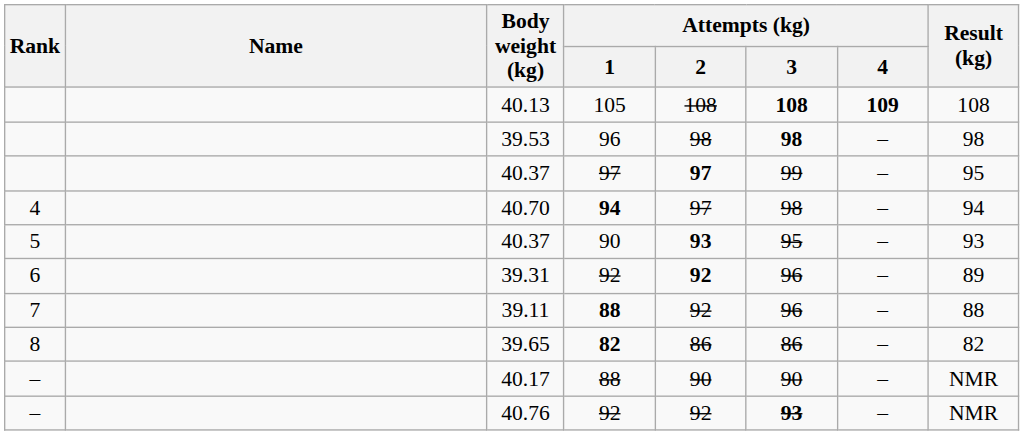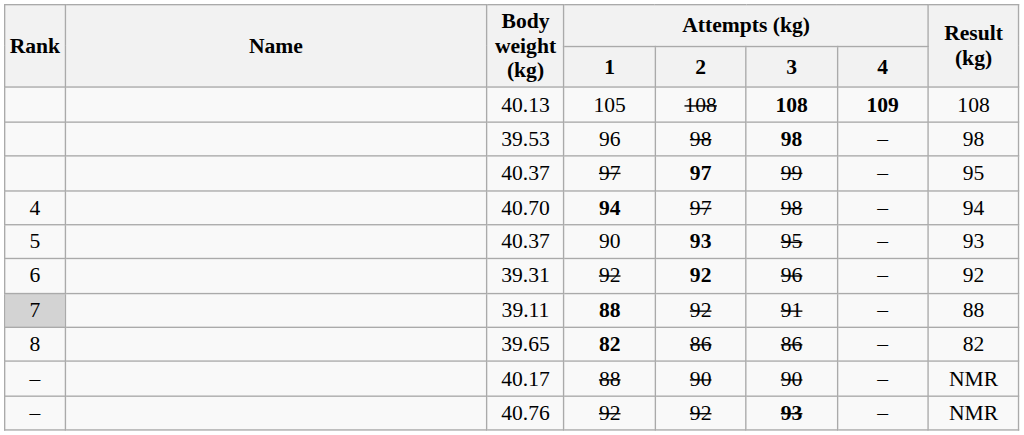(974, 275) 89 -> (974, 275) 92
(35, 310) no background -> (35, 310) lightgrey background
(792, 310) 96 -> (792, 310) 91
